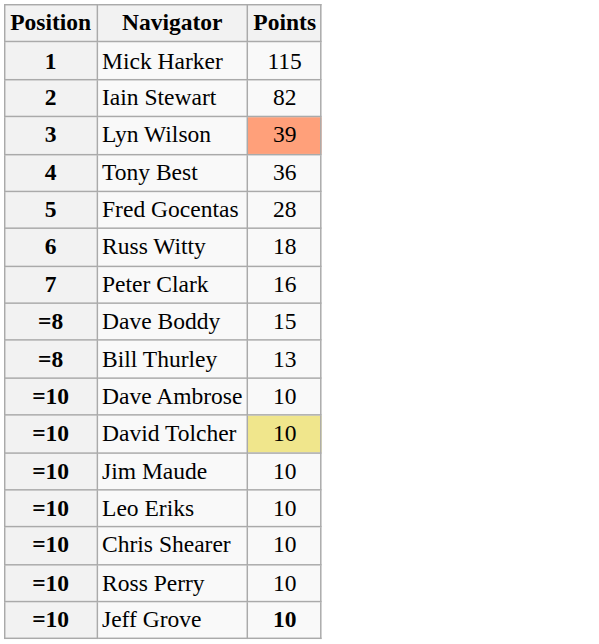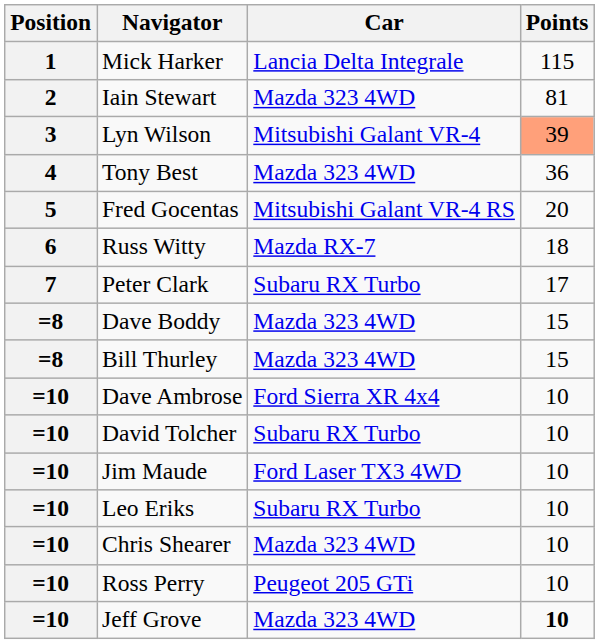+ column: (384, 23)
(285, 97) 82 -> (557, 97) 81
(285, 209) 28 -> (557, 209) 20
(285, 284) 16 -> (557, 284) 17
(285, 358) 13 -> (557, 358) 15
(285, 433) khaki background -> (557, 433) no background
